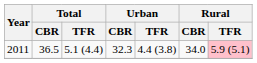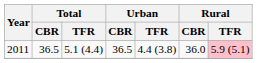(122, 49) 32.3 -> (122, 49) 36.5
(195, 49) 34.0 -> (195, 49) 36.0
